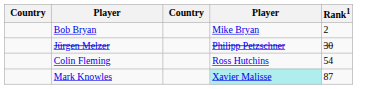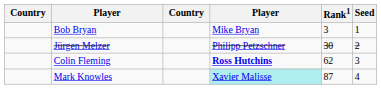+ column: (365, 13)
(326, 30) 2 -> (326, 30) 3
(241, 61) normal -> (242, 61) bold
(328, 61) 54 -> (328, 61) 62
